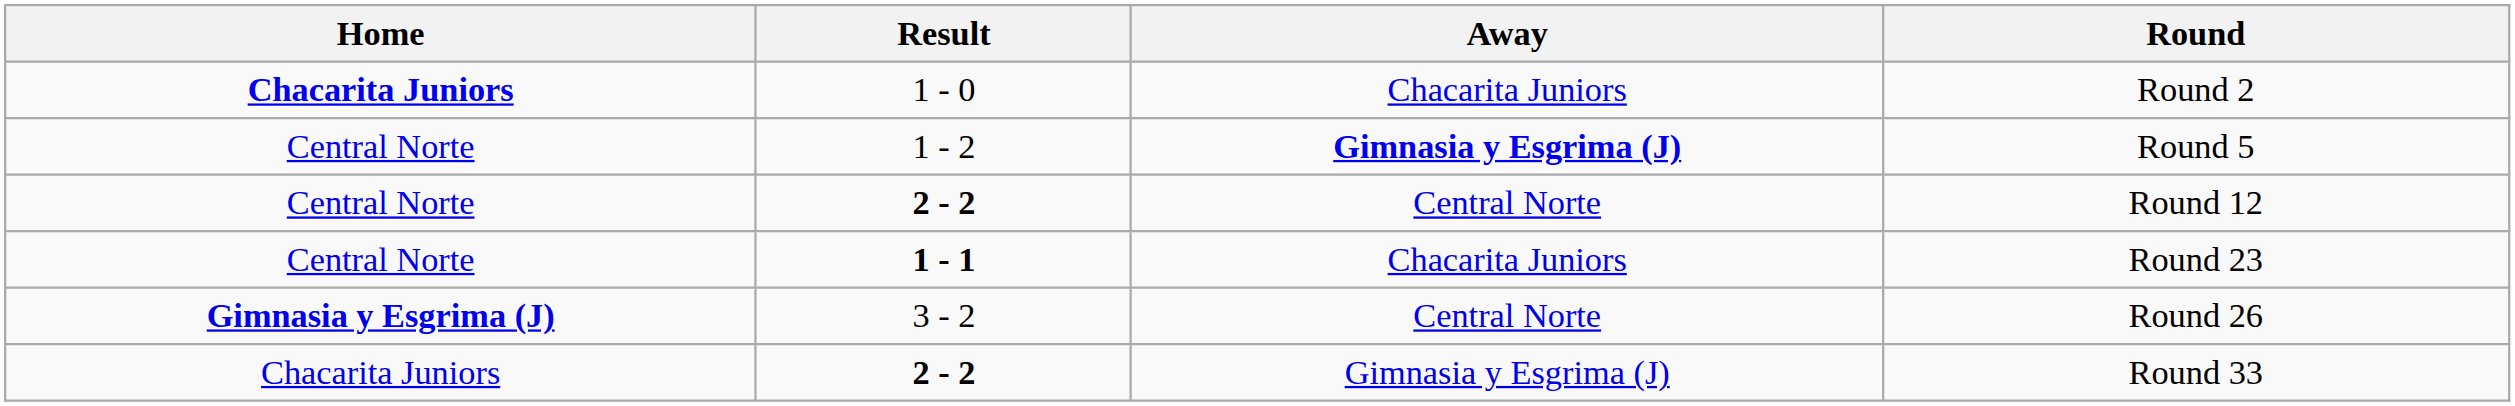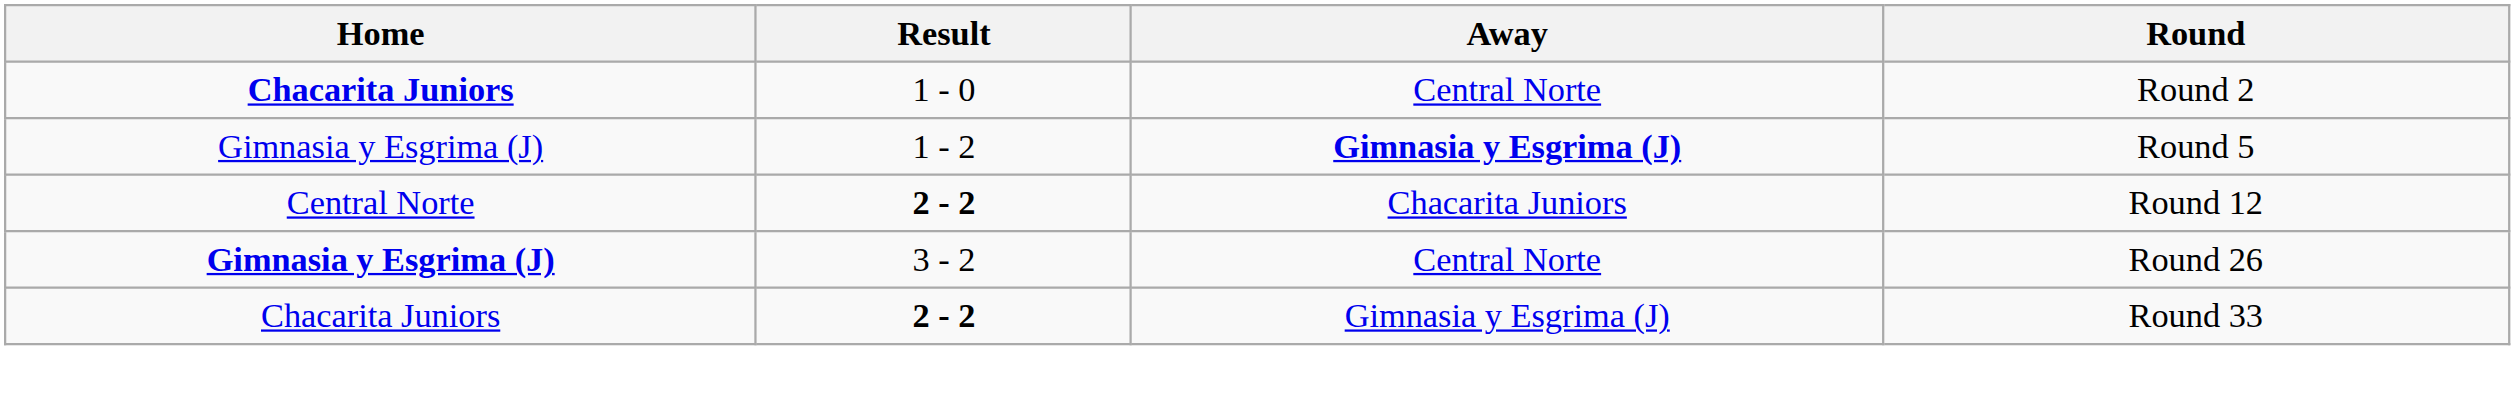(1507, 89) Chacarita Juniors -> (1507, 89) Central Norte
(381, 146) Central Norte -> (381, 146) Gimnasia y Esgrima (J)
(1507, 202) Central Norte -> (1507, 202) Chacarita Juniors
- row: (2196, 259)
